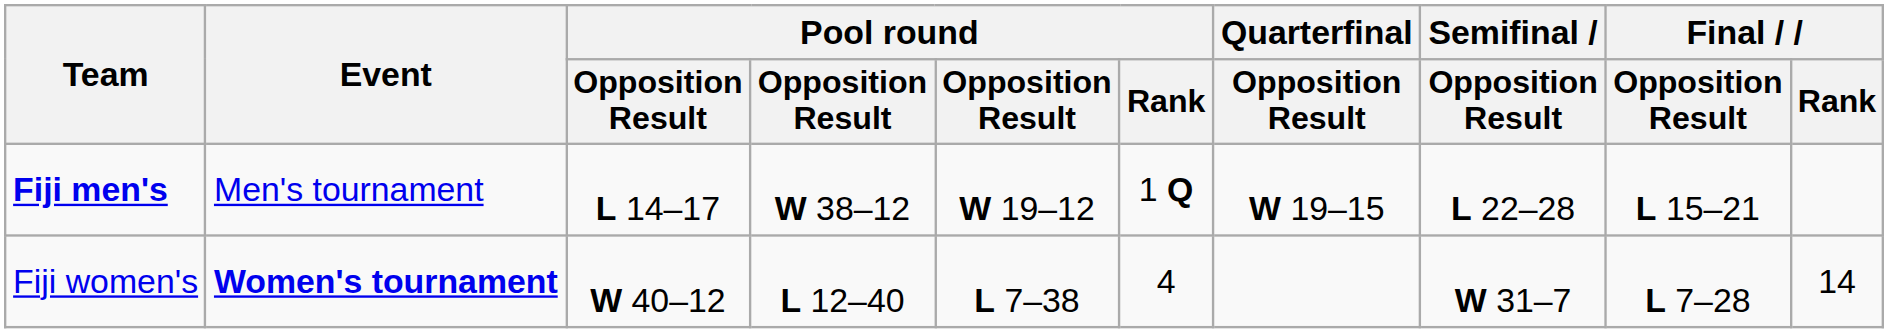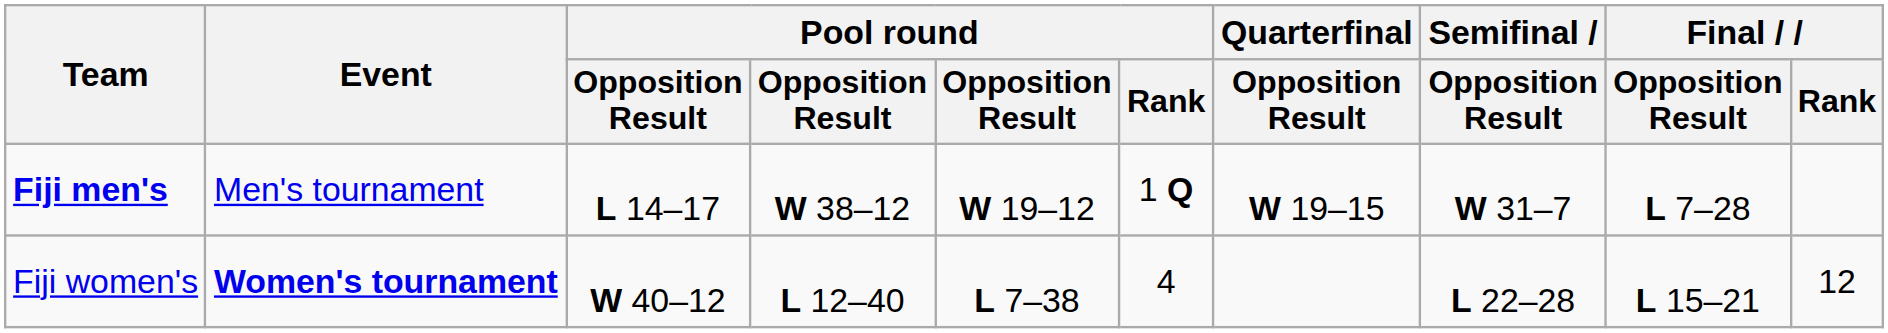(1513, 209) L 22–28 -> (1513, 209) W 31–7
(1698, 209) L 15–21 -> (1698, 209) L 7–28
(1513, 300) W 31–7 -> (1513, 300) L 22–28
(1698, 300) L 7–28 -> (1698, 300) L 15–21
(1837, 281) 14 -> (1837, 281) 12
